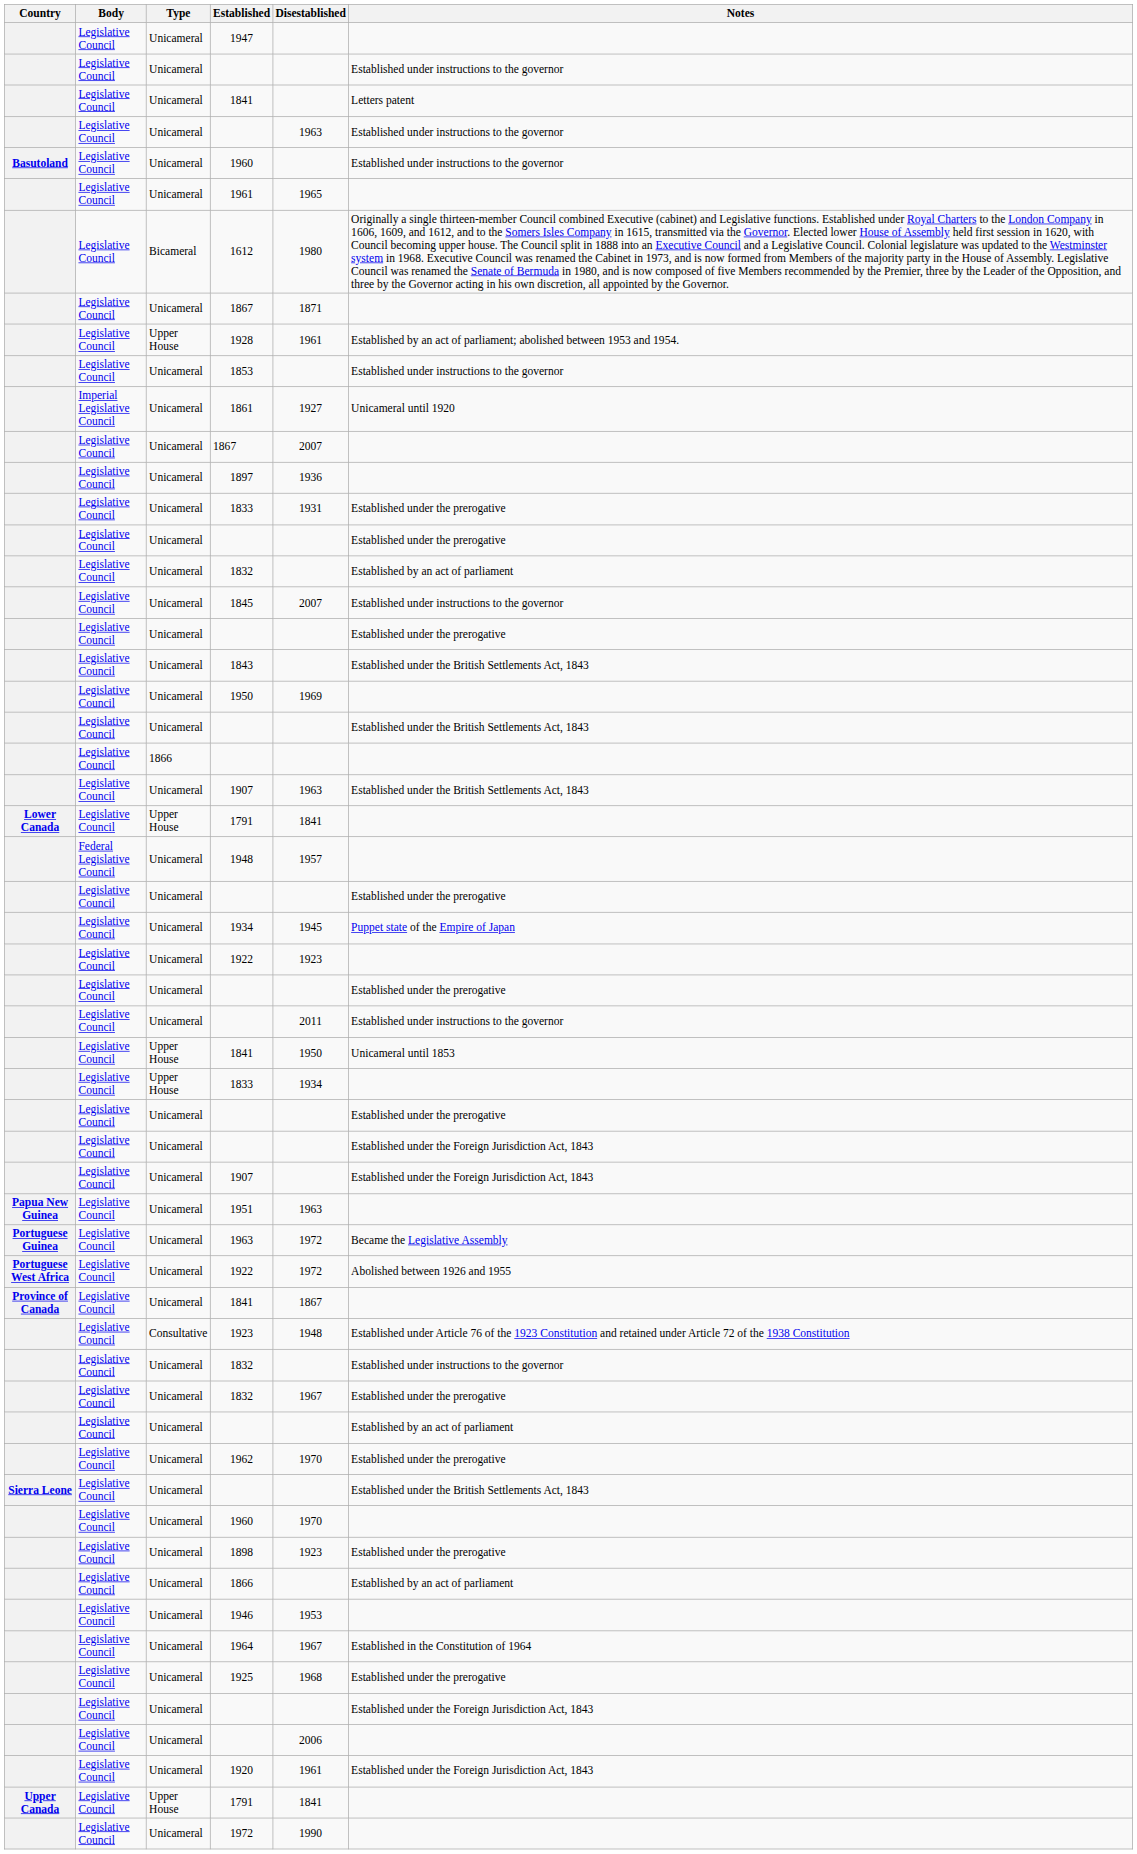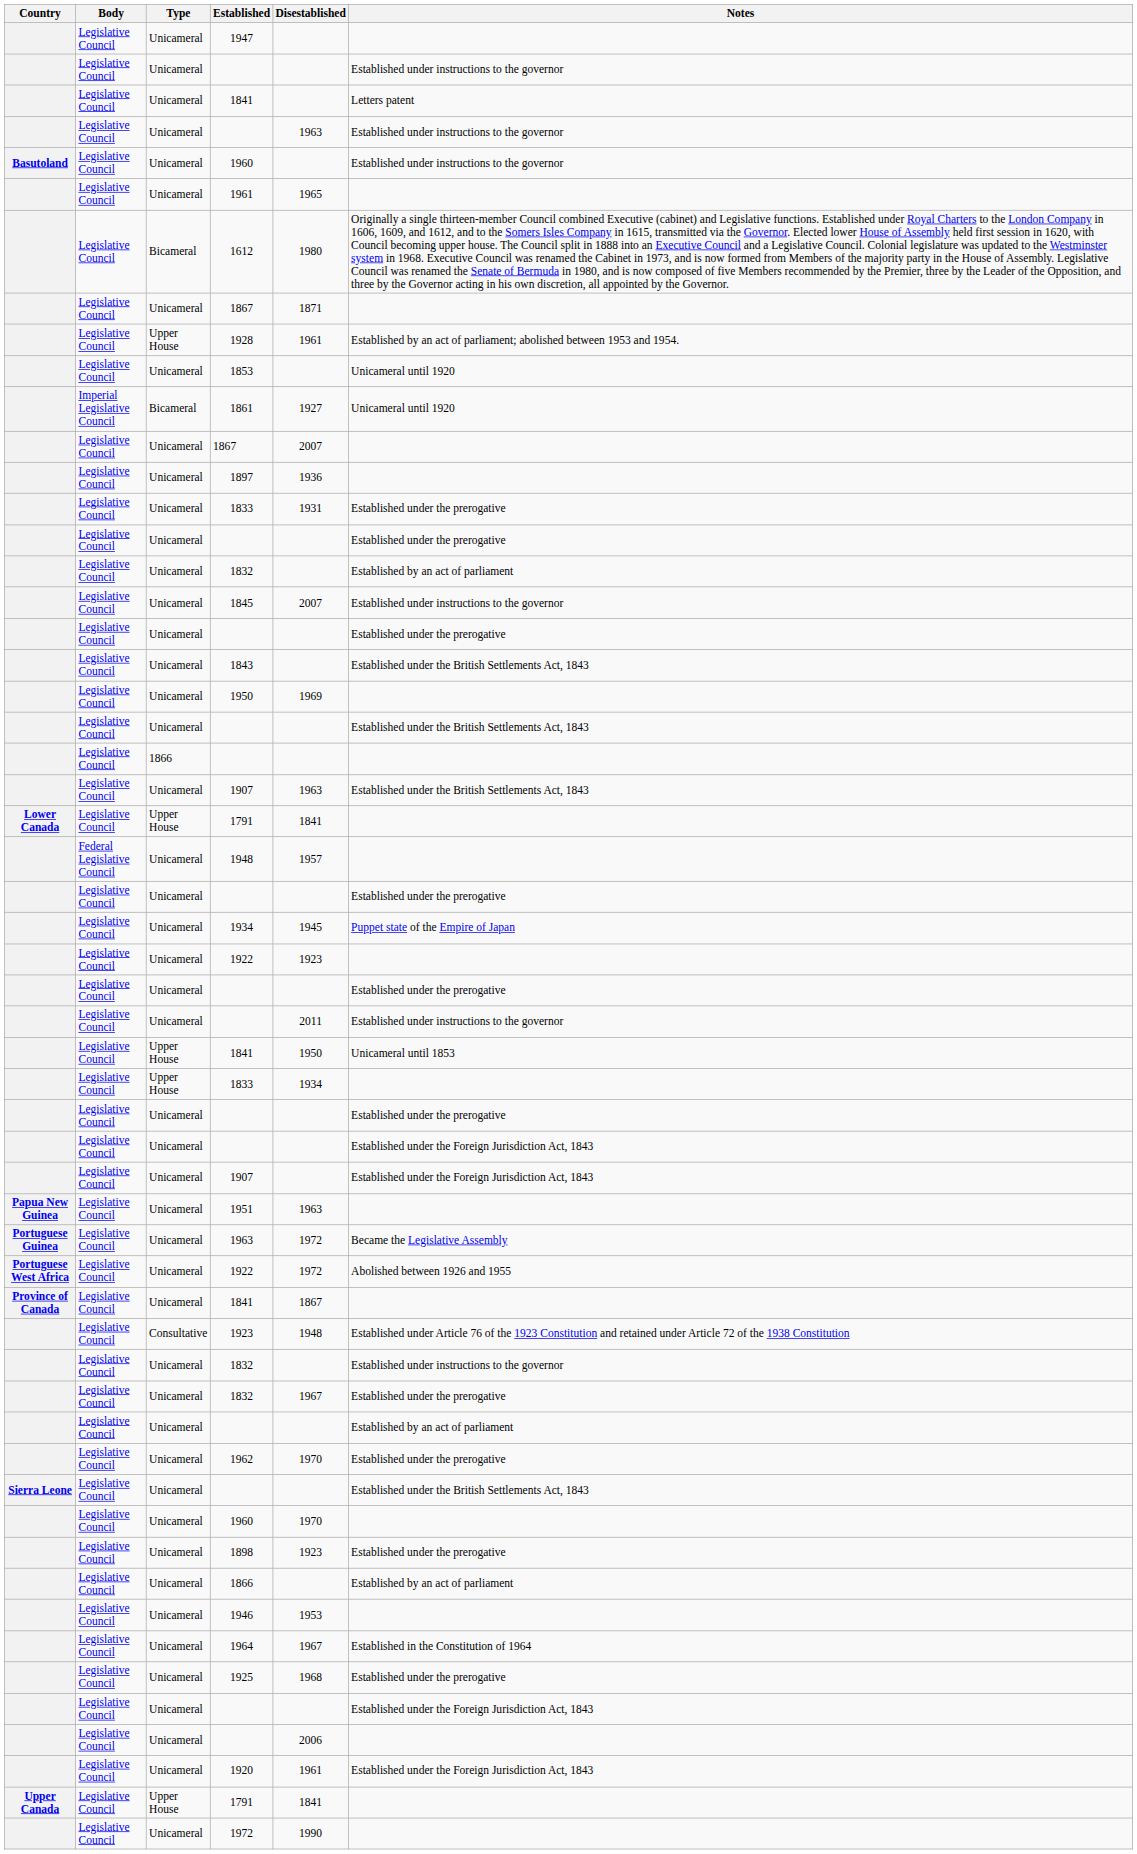(457, 371) Established under instructions to the governor -> (403, 371) Unicameral until 1920
(176, 409) Unicameral -> (173, 409) Bicameral
